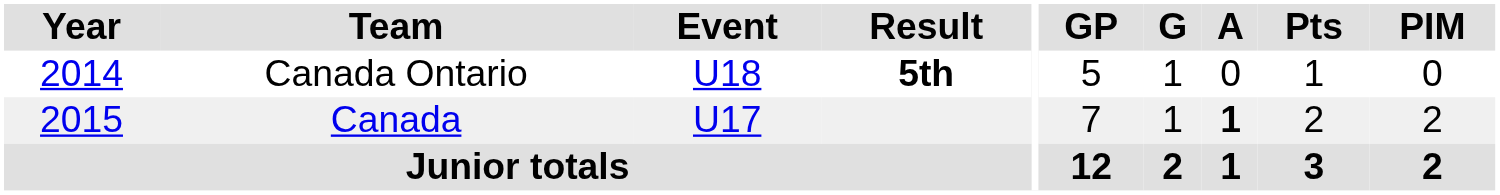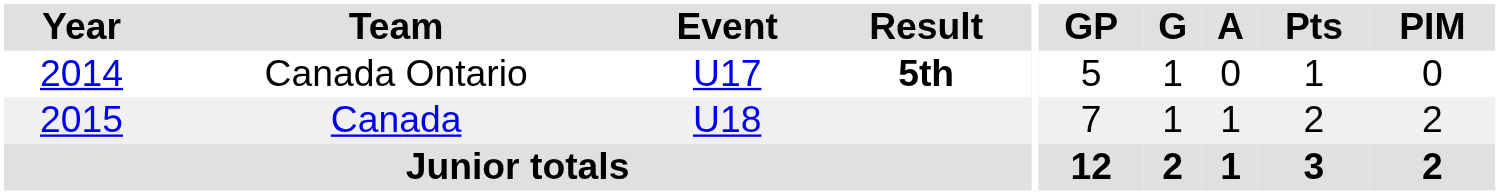(727, 73) U18 -> (727, 73) U17
(727, 119) U17 -> (727, 119) U18
(1231, 119) bold -> (1231, 119) normal
